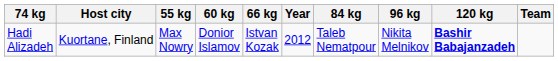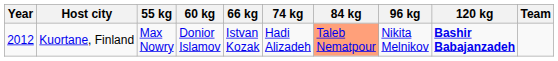columns swapped: (298, 14) <-> (30, 14)
(346, 39) no background -> (346, 39) lightsalmon background
